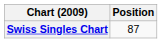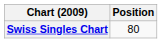(133, 29) 87 -> (133, 29) 80
